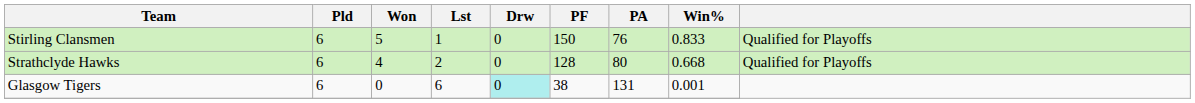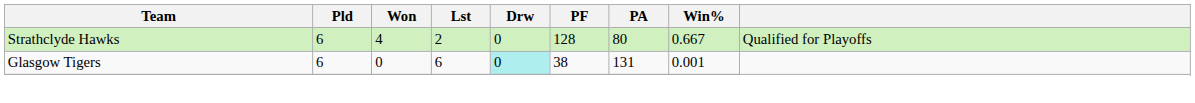- row: (61, 39)
(688, 62) 0.668 -> (688, 39) 0.667
